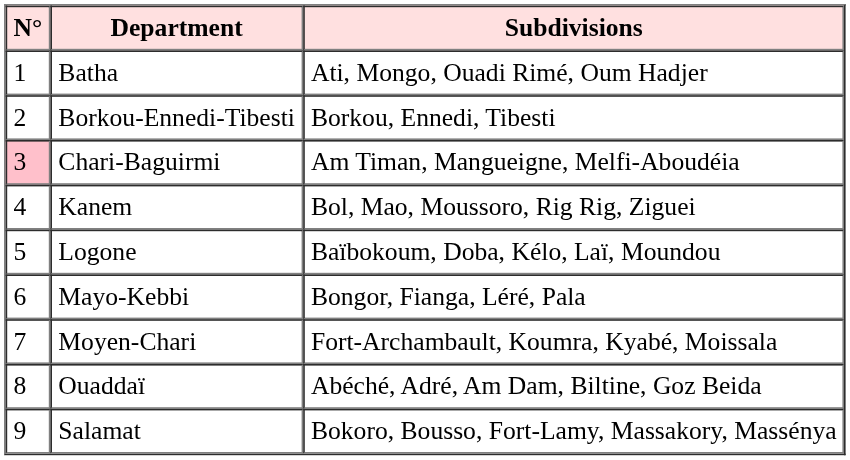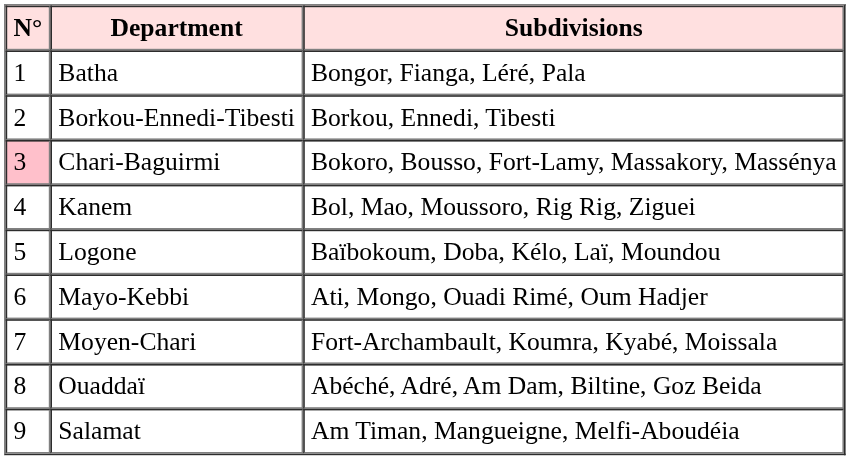(509, 72) Ati, Mongo, Ouadi Rimé, Oum Hadjer -> (448, 72) Bongor, Fianga, Léré, Pala
(525, 162) Am Timan, Mangueigne, Melfi-Aboudéia -> (574, 162) Bokoro, Bousso, Fort-Lamy, Massakory, Massénya
(448, 296) Bongor, Fianga, Léré, Pala -> (509, 296) Ati, Mongo, Ouadi Rimé, Oum Hadjer
(574, 430) Bokoro, Bousso, Fort-Lamy, Massakory, Massénya -> (525, 430) Am Timan, Mangueigne, Melfi-Aboudéia
